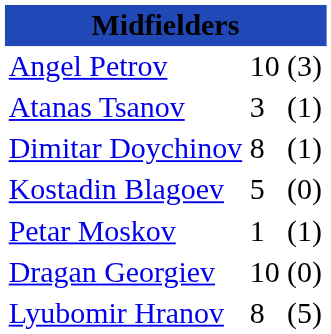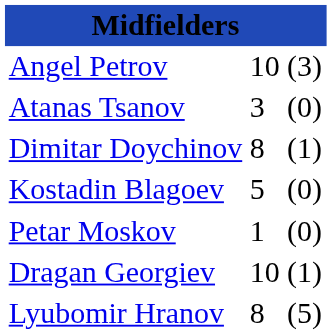(305, 107) (1) -> (305, 107) (0)
(305, 230) (1) -> (305, 230) (0)
(305, 271) (0) -> (305, 271) (1)
